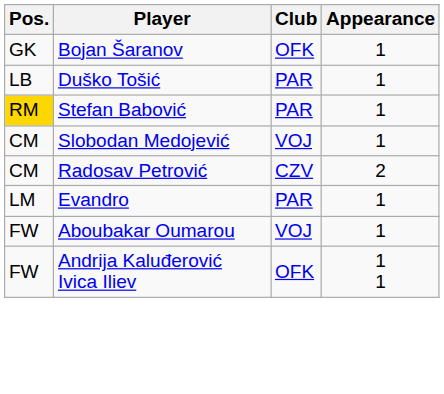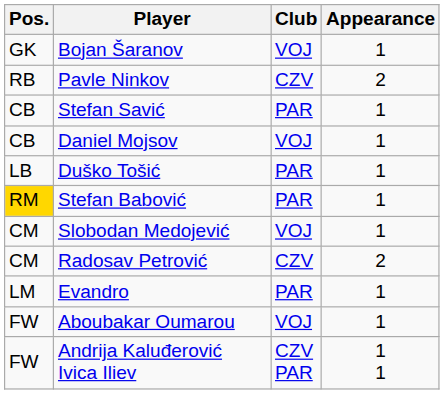(295, 49) OFK -> (294, 49) VOJ
+ row: (114, 79)
+ row: (111, 110)
+ row: (118, 140)
(295, 271) OFK -> (294, 362) CZV PAR
